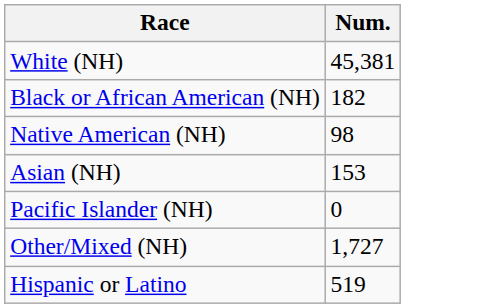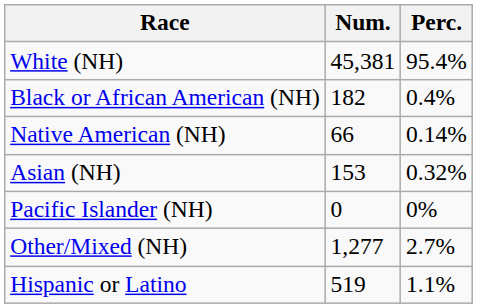+ column: (436, 23)
(342, 135) 98 -> (342, 135) 66
(357, 246) 1,727 -> (357, 246) 1,277
